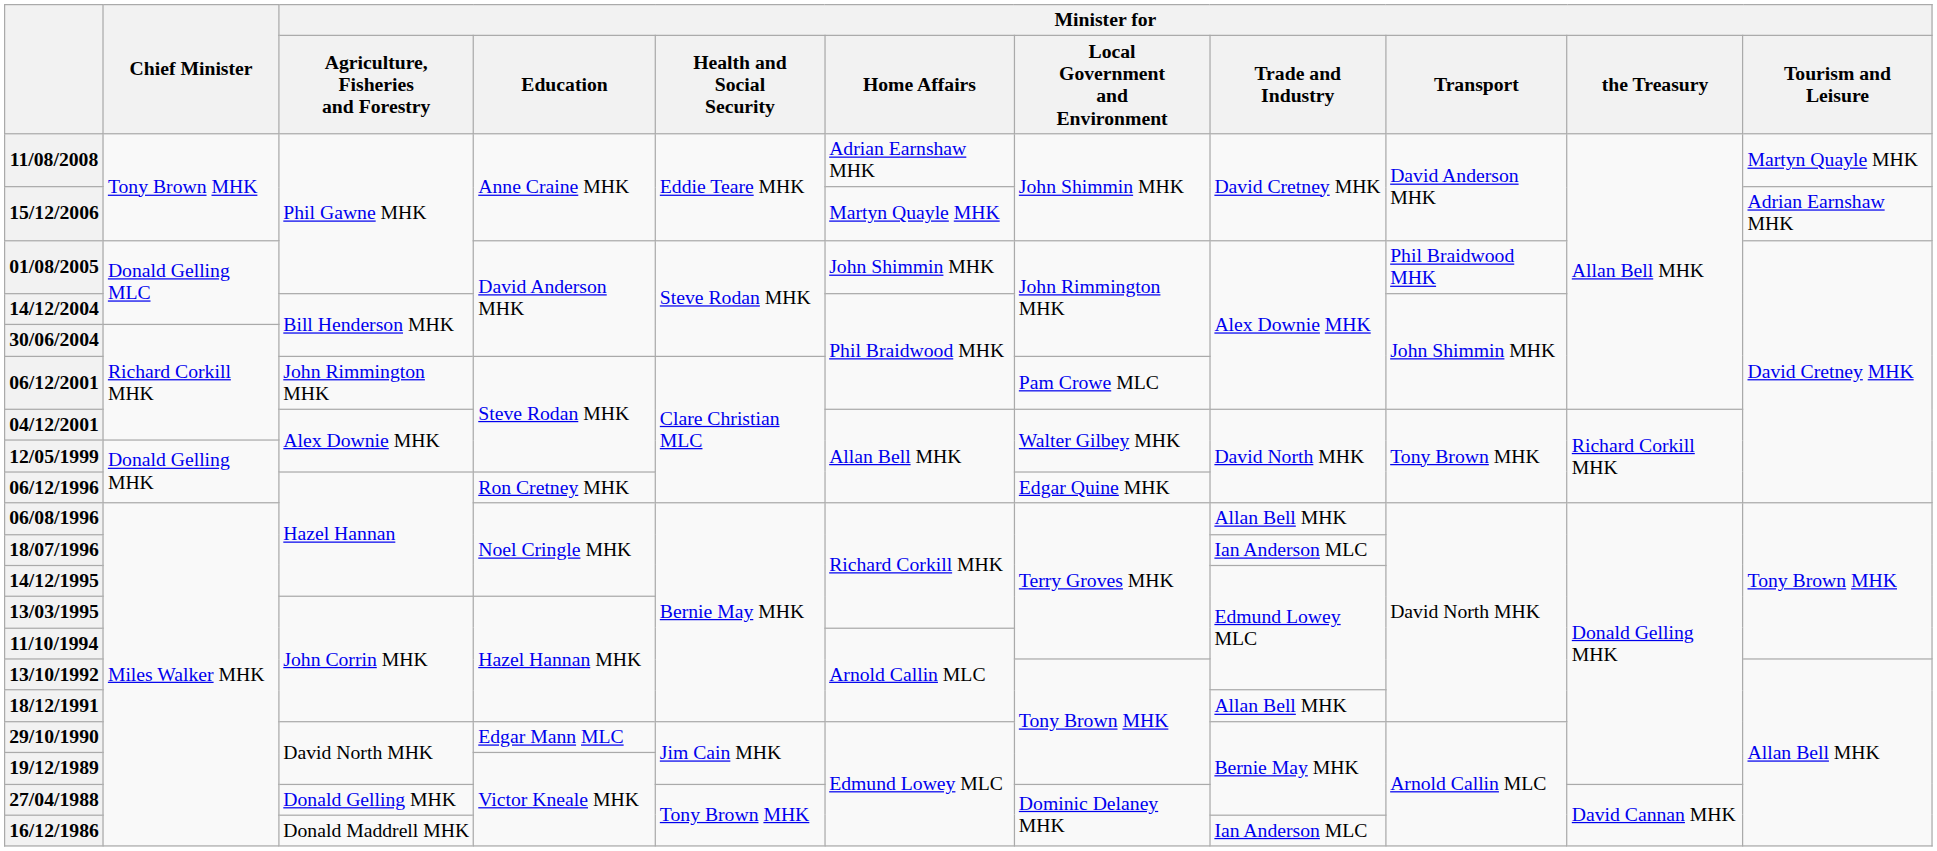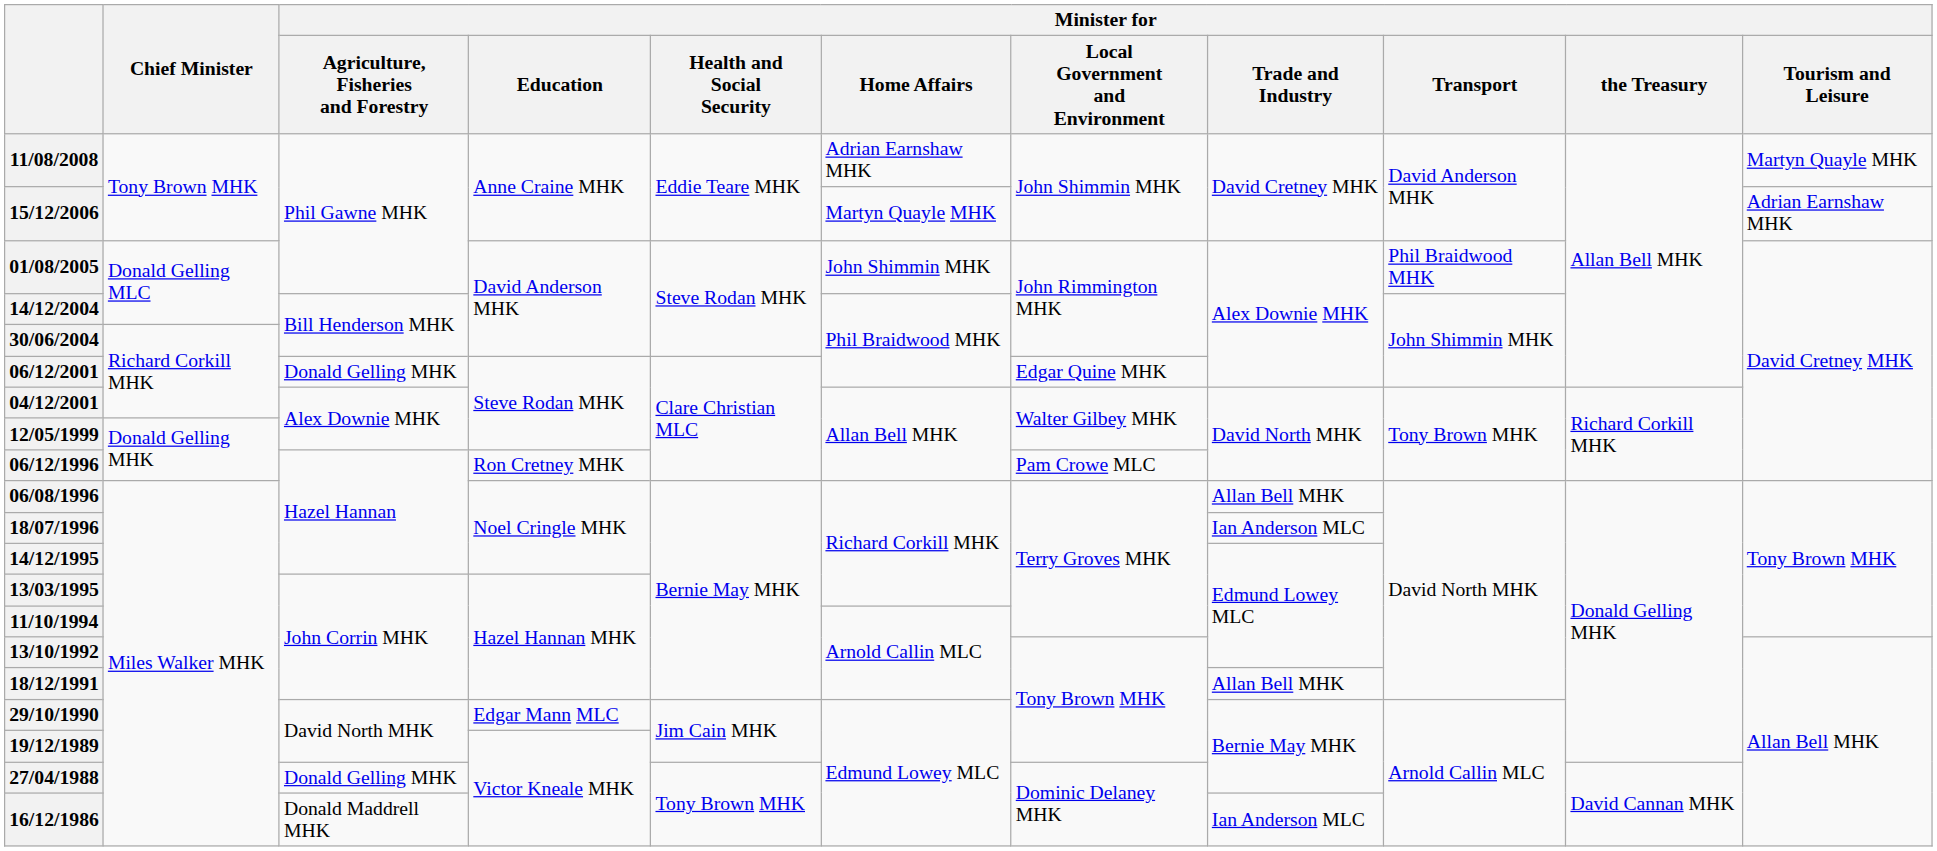(354, 382) John Rimmington MHK -> (370, 371) Donald Gelling MHK
(1089, 382) Pam Crowe MLC -> (1091, 371) Edgar Quine MHK
(1094, 487) Edgar Quine MHK -> (1086, 465) Pam Crowe MLC
